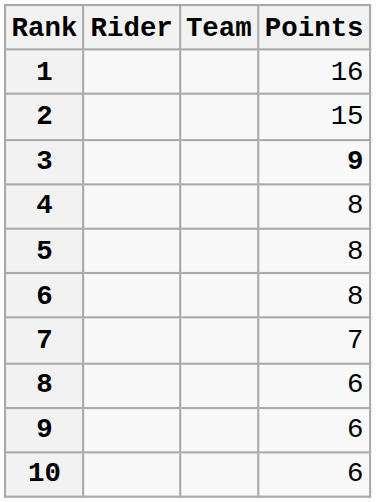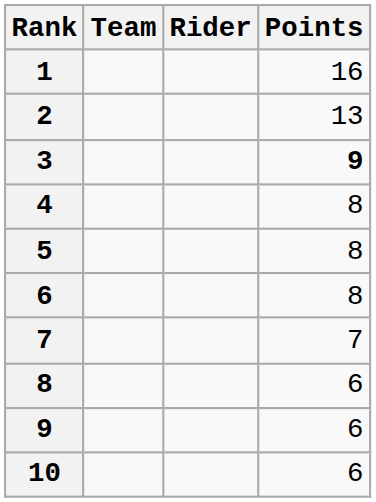columns swapped: (132, 27) <-> (219, 27)
(347, 117) 15 -> (347, 117) 13
